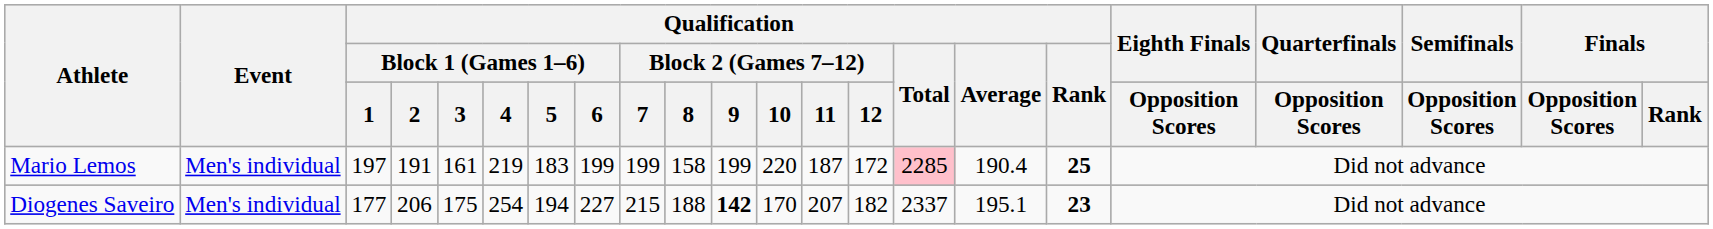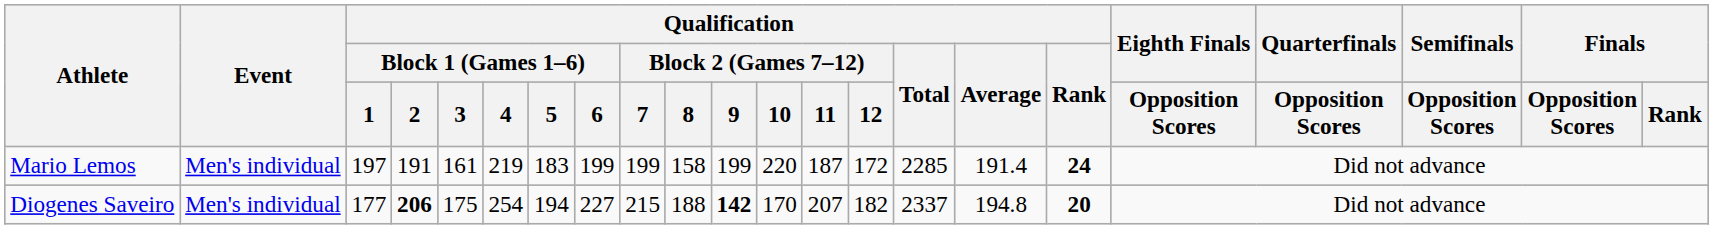(924, 166) pink background -> (924, 166) no background
(1001, 166) 190.4 -> (1001, 166) 191.4
(1079, 166) 25 -> (1079, 166) 24
(414, 204) normal -> (414, 204) bold
(1001, 204) 195.1 -> (1001, 204) 194.8
(1079, 204) 23 -> (1079, 204) 20
